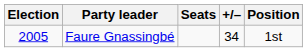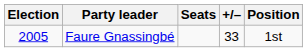(232, 36) 34 -> (232, 36) 33
